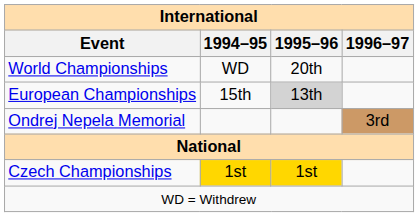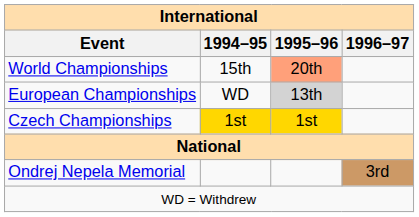(235, 69) WD -> (235, 69) 15th
(306, 69) no background -> (306, 69) lightsalmon background
(235, 95) 15th -> (235, 95) WD
rows swapped: (97, 120) <-> (90, 172)
